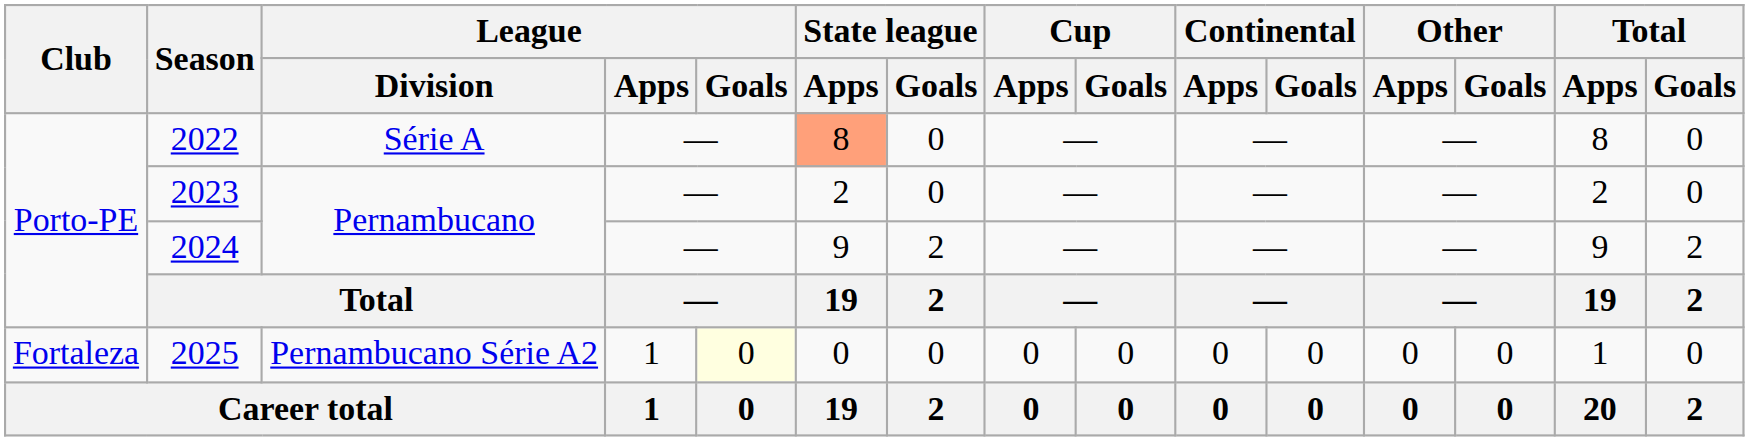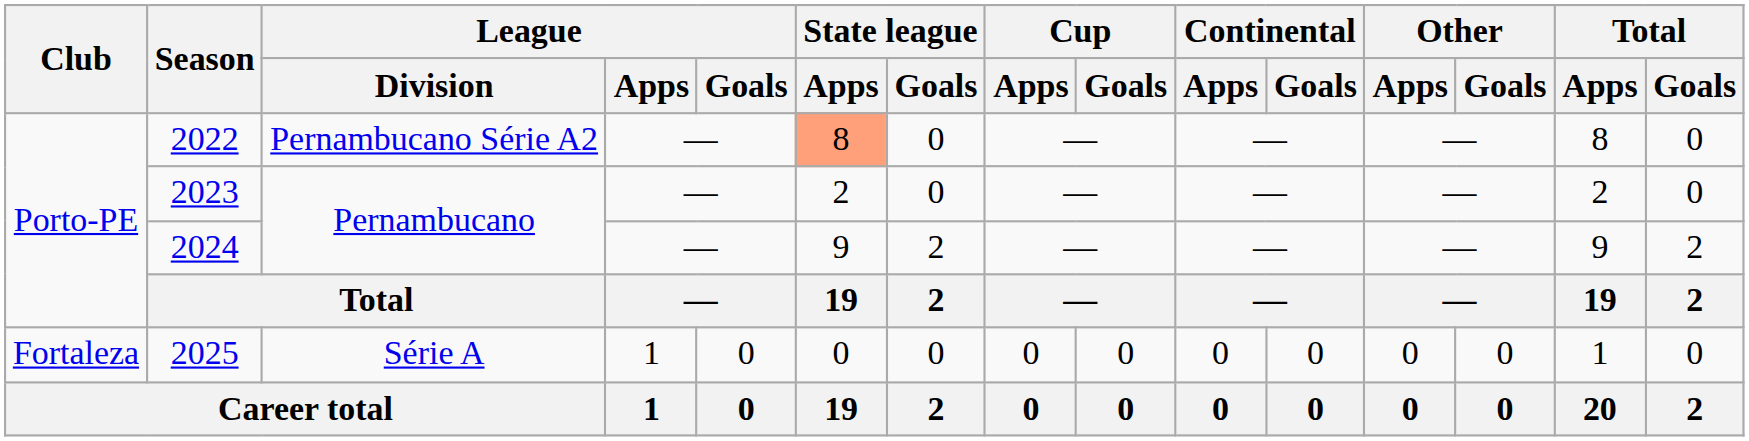(434, 138) Série A -> (434, 138) Pernambucano Série A2
(434, 354) Pernambucano Série A2 -> (434, 354) Série A
(746, 354) lightyellow background -> (746, 354) no background
